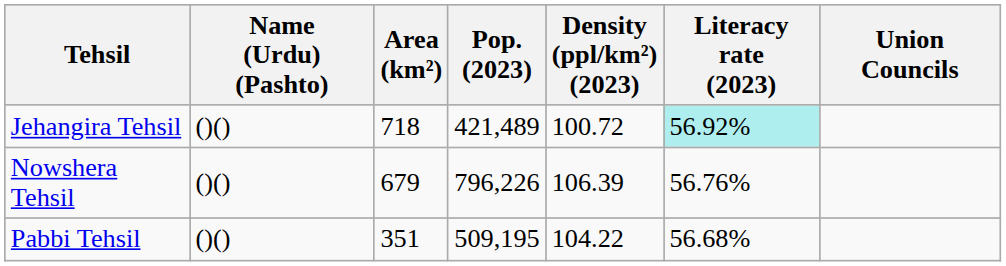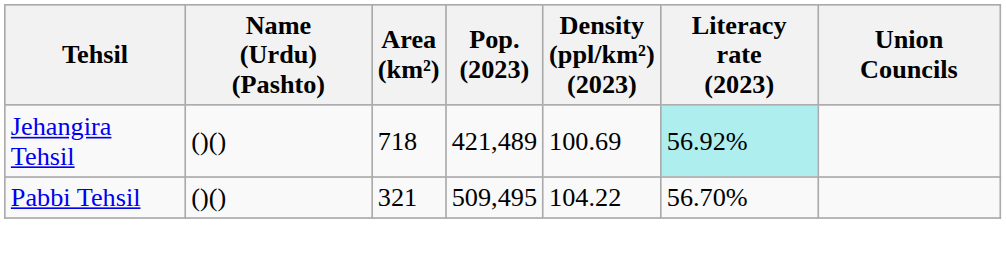(588, 125) 100.72 -> (585, 140) 100.69
- row: (64, 182)
(400, 238) 351 -> (397, 197) 321
(497, 238) 509,195 -> (494, 197) 509,495
(710, 238) 56.68% -> (707, 197) 56.70%
